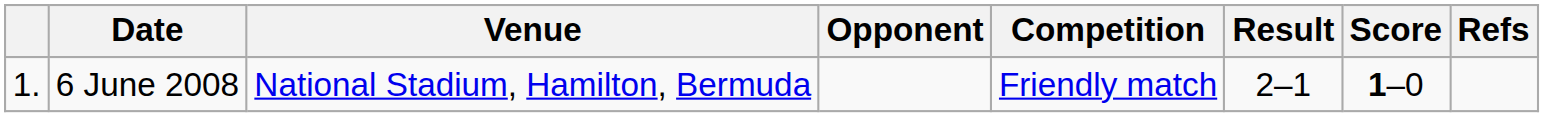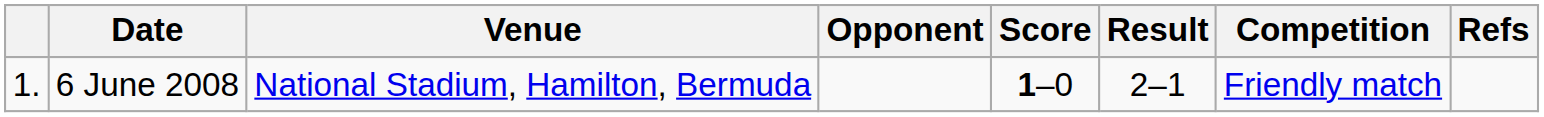columns swapped: (1396, 30) <-> (1108, 30)
